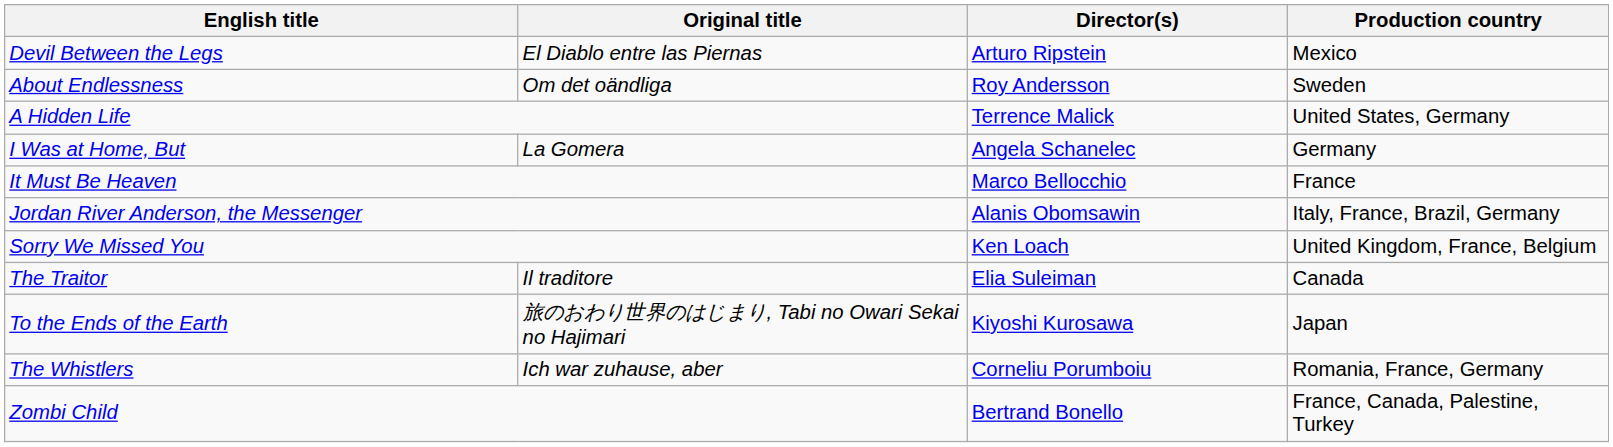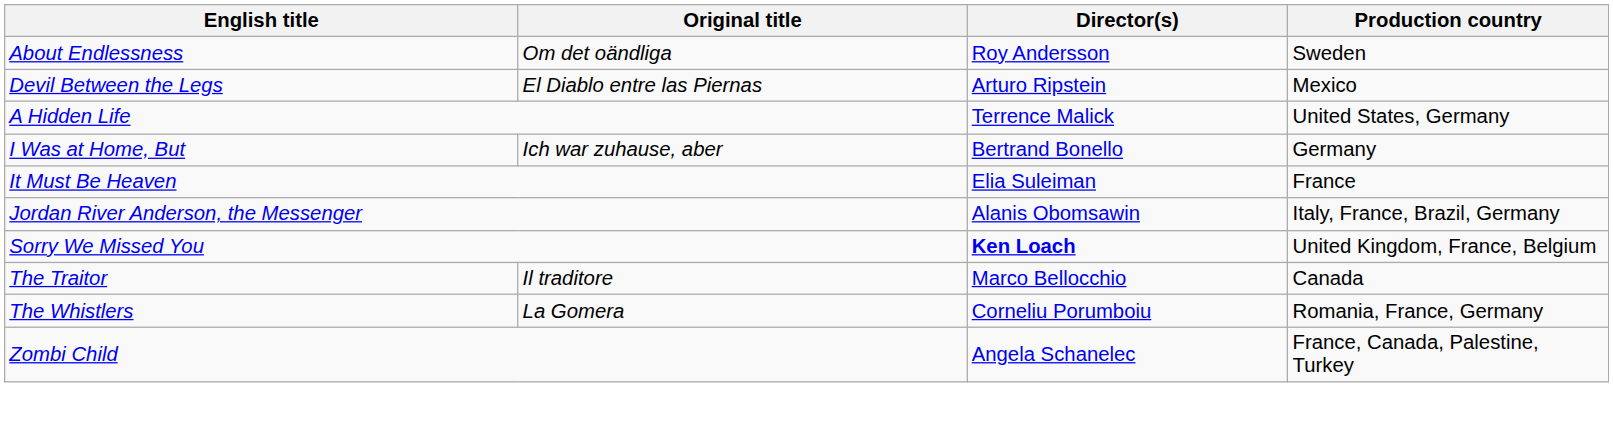rows swapped: (96, 85) <-> (116, 52)
(573, 149) La Gomera -> (623, 149) Ich war zuhause, aber
(1054, 149) Angela Schanelec -> (1047, 149) Bertrand Bonello
(1049, 181) Marco Bellocchio -> (1034, 181) Elia Suleiman
(1020, 246) normal -> (1024, 246) bold
(1034, 278) Elia Suleiman -> (1049, 278) Marco Bellocchio
- row: (119, 323)
(623, 369) Ich war zuhause, aber -> (573, 310) La Gomera
(1047, 413) Bertrand Bonello -> (1054, 354) Angela Schanelec
